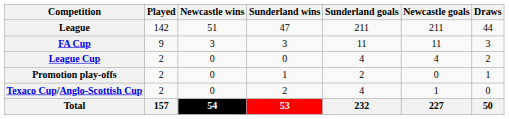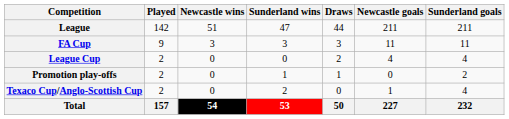columns swapped: (488, 12) <-> (362, 12)
